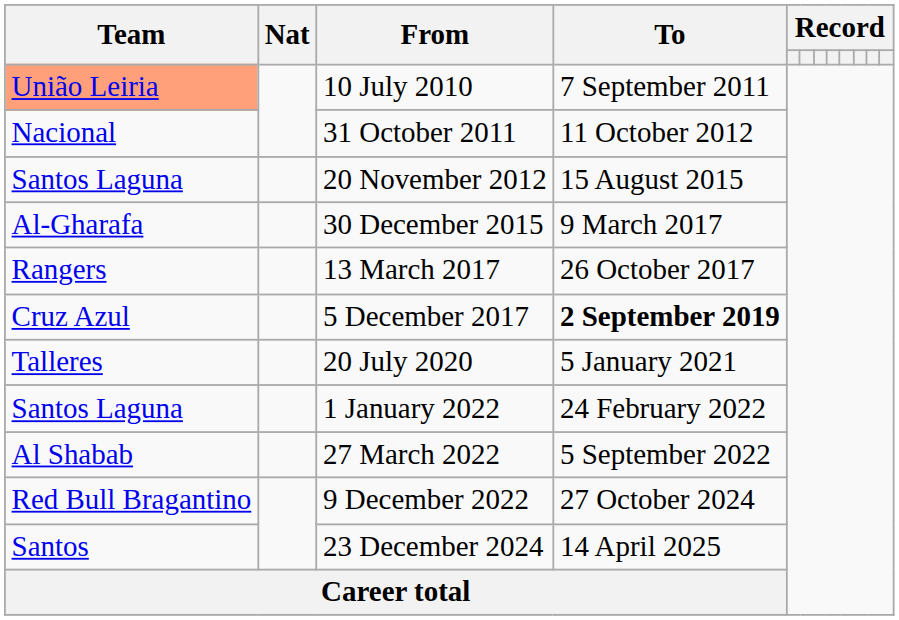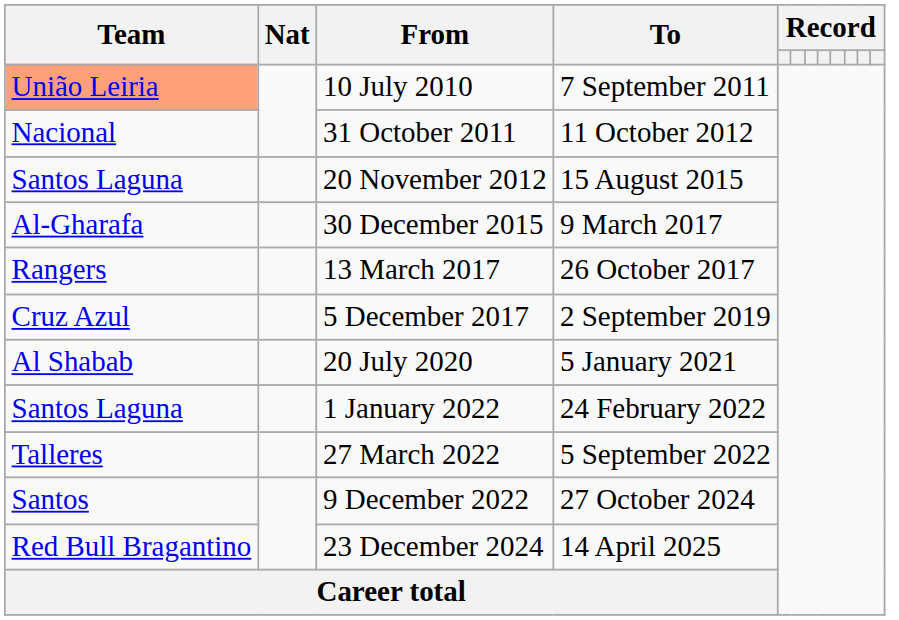(670, 316) bold -> (665, 316) normal
(57, 362) Talleres -> (72, 362) Al Shabab
(72, 454) Al Shabab -> (57, 454) Talleres
(131, 500) Red Bull Bragantino -> (50, 500) Santos
(50, 546) Santos -> (131, 546) Red Bull Bragantino
